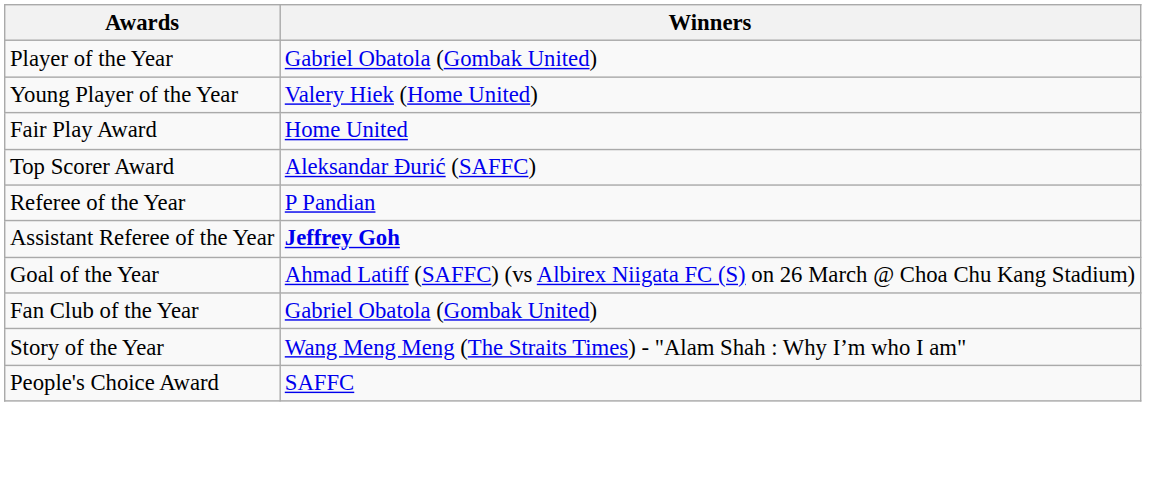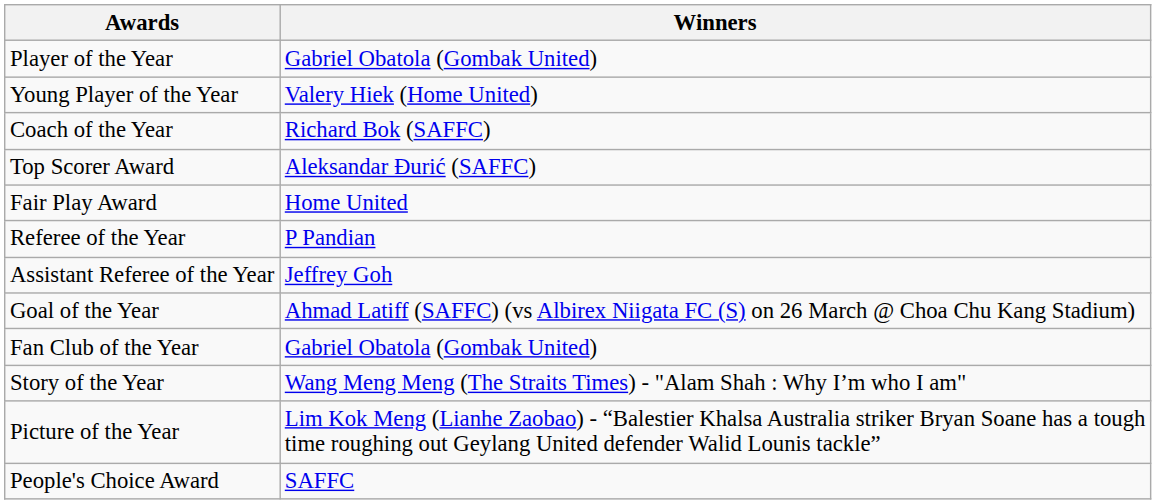+ row: (91, 130)
rows swapped: (92, 166) <-> (83, 130)
(342, 238) bold -> (339, 274) normal
+ row: (95, 431)
